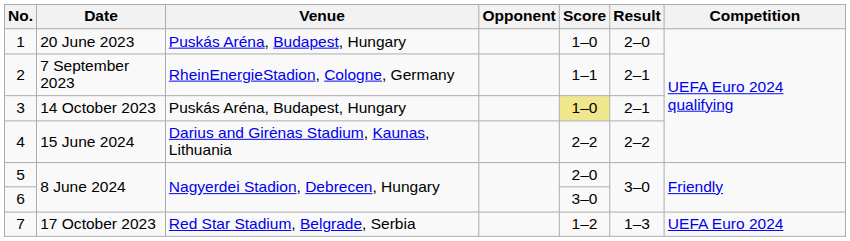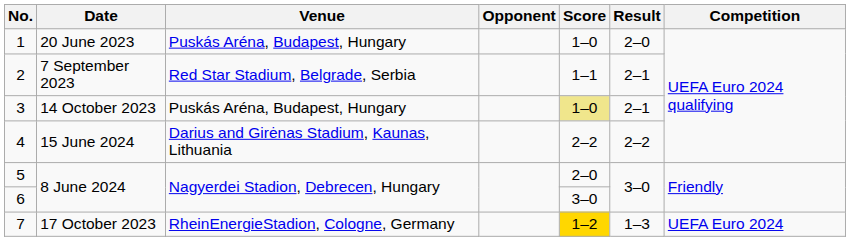(312, 74) RheinEnergieStadion, Cologne, Germany -> (292, 74) Red Star Stadium, Belgrade, Serbia
(292, 224) Red Star Stadium, Belgrade, Serbia -> (312, 224) RheinEnergieStadion, Cologne, Germany
(585, 224) no background -> (585, 224) gold background
